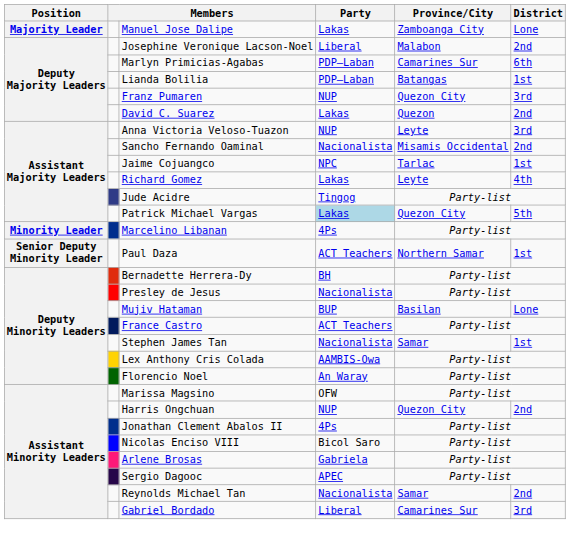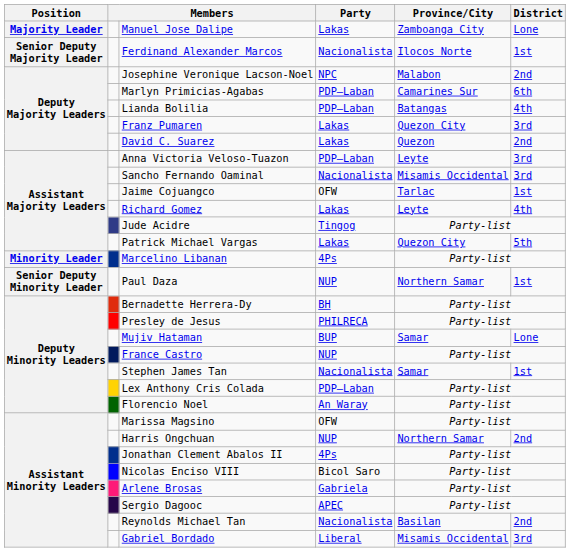+ row: (202, 52)
(340, 46) Liberal -> (328, 75) NPC
(523, 80) 1st -> (523, 108) 4th
(328, 96) NUP -> (334, 125) Lakas
(328, 130) NUP -> (346, 159) PDP–Laban
(523, 147) 2nd -> (523, 175) 3rd
(328, 163) NPC -> (328, 192) OFW
(334, 214) lightblue background -> (334, 242) no background
(355, 253) ACT Teachers -> (328, 282) NUP
(355, 292) Nacionalista -> (343, 321) PHILRECA
(419, 309) Basilan -> (413, 338) Samar
(355, 326) ACT Teachers -> (328, 354) NUP
(349, 359) AAMBIS-Owa -> (346, 388) PDP–Laban
(431, 410) Quezon City -> (441, 438) Northern Samar
(413, 493) Samar -> (419, 522) Basilan
(438, 510) Camarines Sur -> (453, 539) Misamis Occidental
